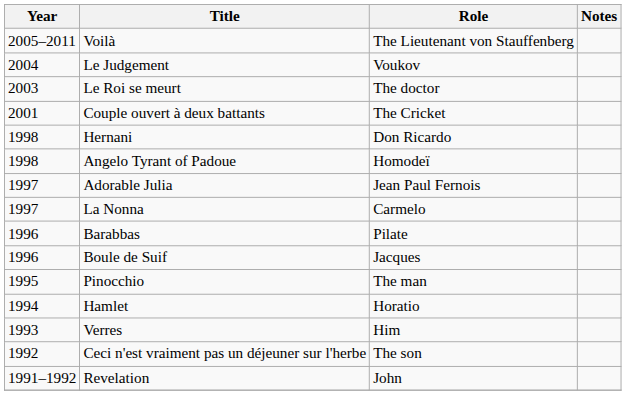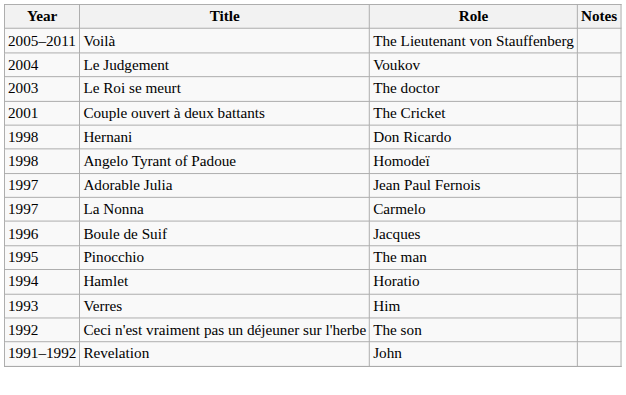- row: (112, 233)
